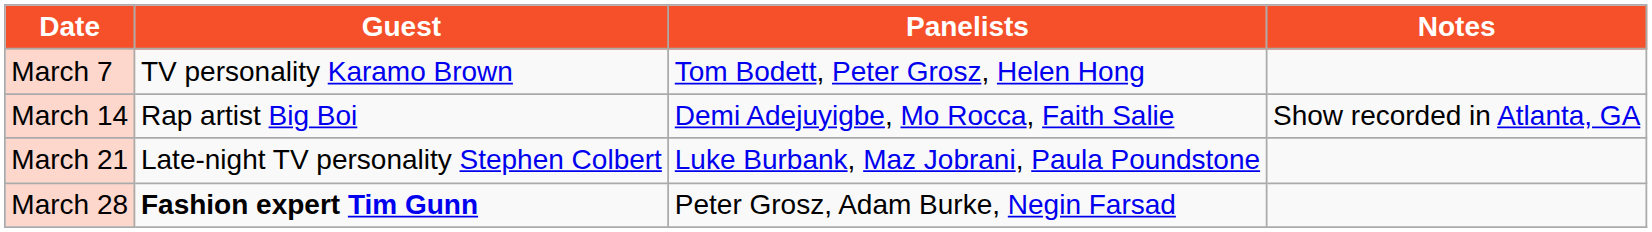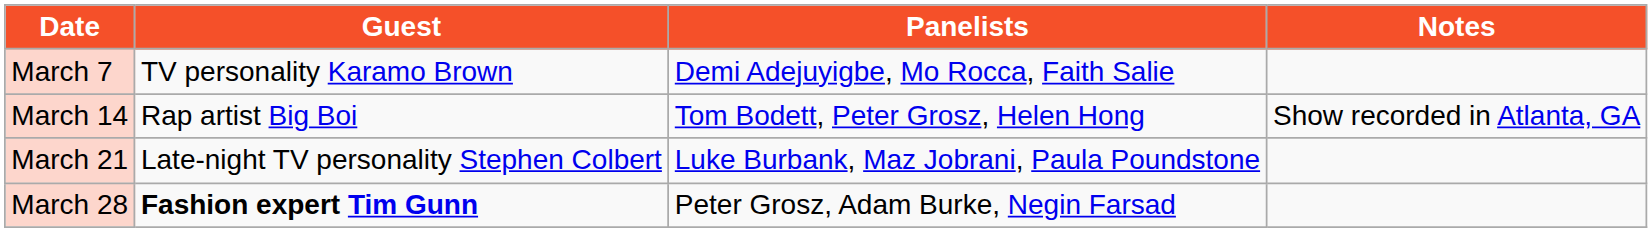(910, 71) Tom Bodett, Peter Grosz, Helen Hong -> (925, 71) Demi Adejuyigbe, Mo Rocca, Faith Salie
(925, 115) Demi Adejuyigbe, Mo Rocca, Faith Salie -> (910, 115) Tom Bodett, Peter Grosz, Helen Hong
